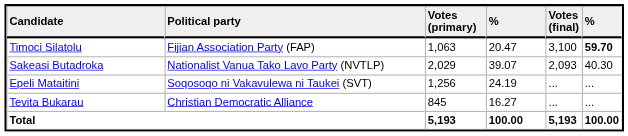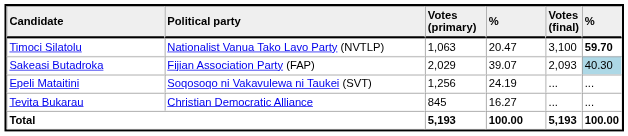(241, 47) Fijian Association Party (FAP) -> (276, 47) Nationalist Vanua Tako Lavo Party (NVTLP)
(276, 65) Nationalist Vanua Tako Lavo Party (NVTLP) -> (241, 65) Fijian Association Party (FAP)
(599, 65) no background -> (599, 65) lightblue background
